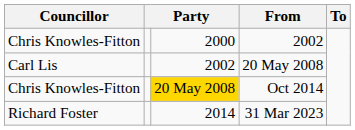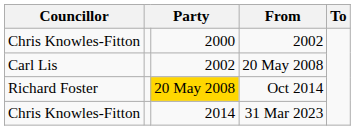(74, 88) Chris Knowles-Fitton -> (53, 88) Richard Foster
(53, 112) Richard Foster -> (74, 112) Chris Knowles-Fitton
